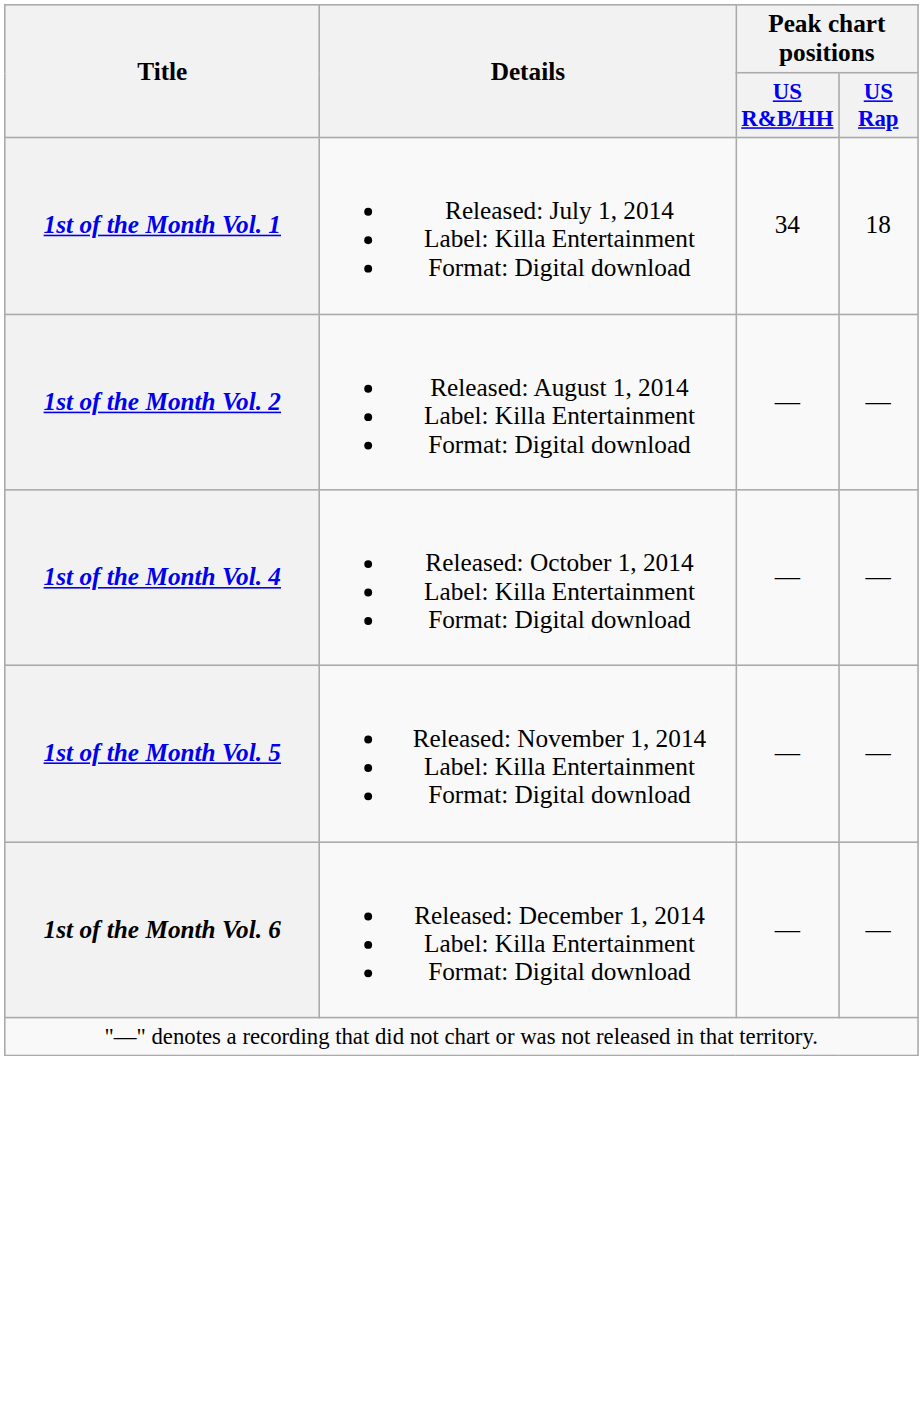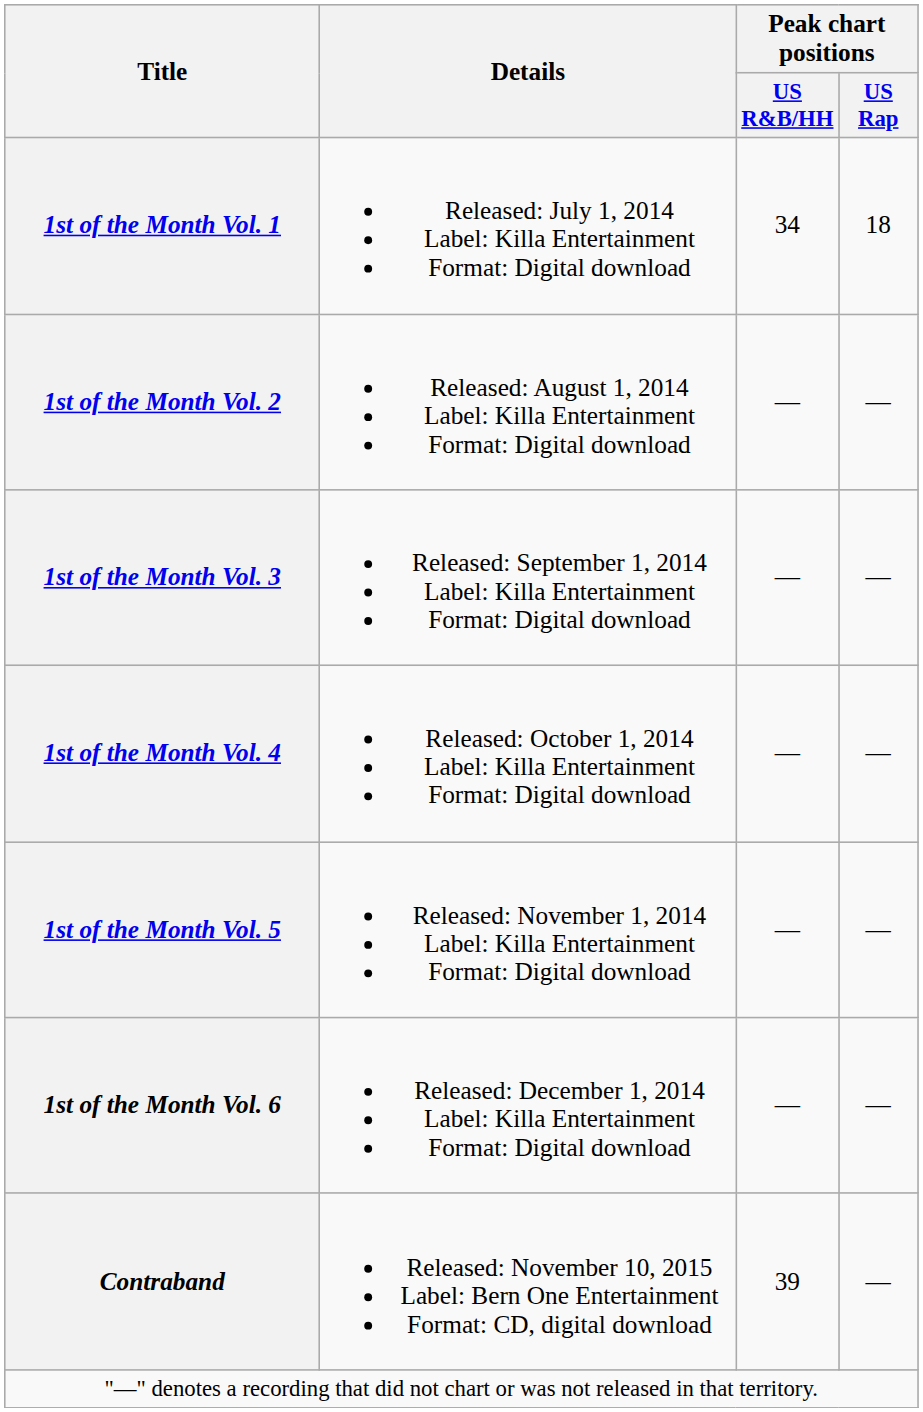+ row: (162, 577)
+ row: (162, 1281)
